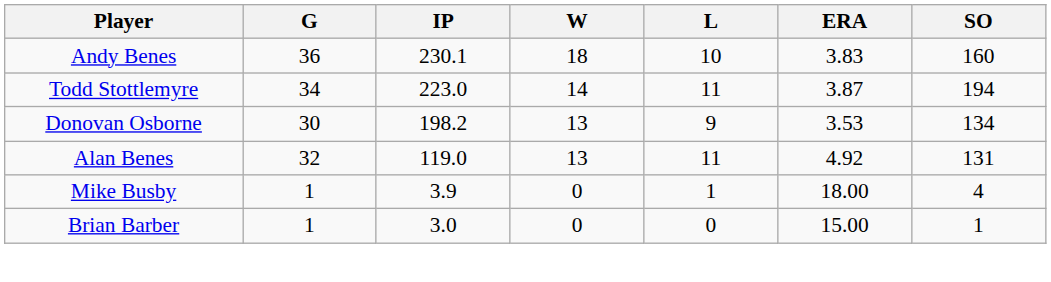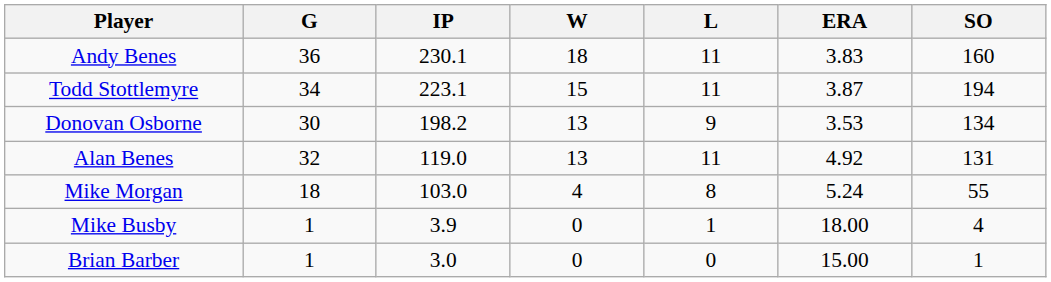(711, 55) 10 -> (711, 55) 11
(443, 89) 223.0 -> (443, 89) 223.1
(577, 89) 14 -> (577, 89) 15
+ row: (124, 191)
